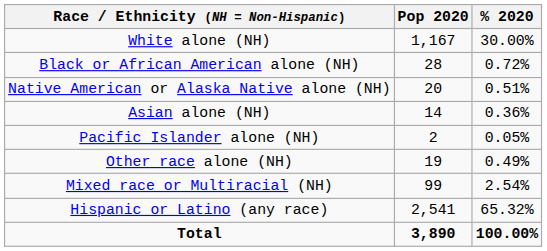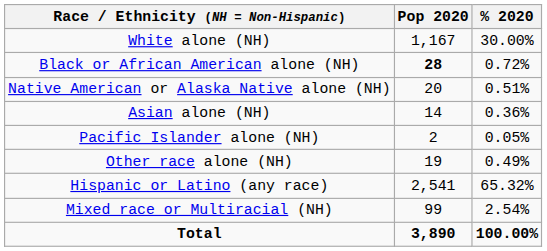(433, 65) normal -> (433, 65) bold
rows swapped: (199, 186) <-> (199, 210)
